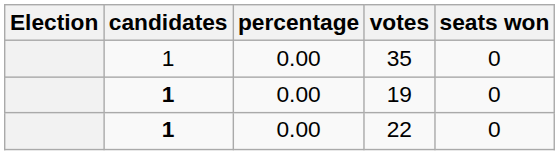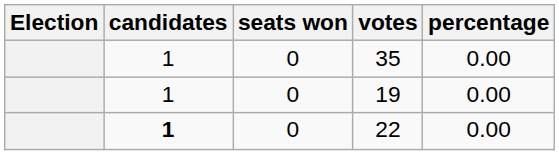columns swapped: (494, 22) <-> (299, 22)
(168, 94) bold -> (168, 94) normal
